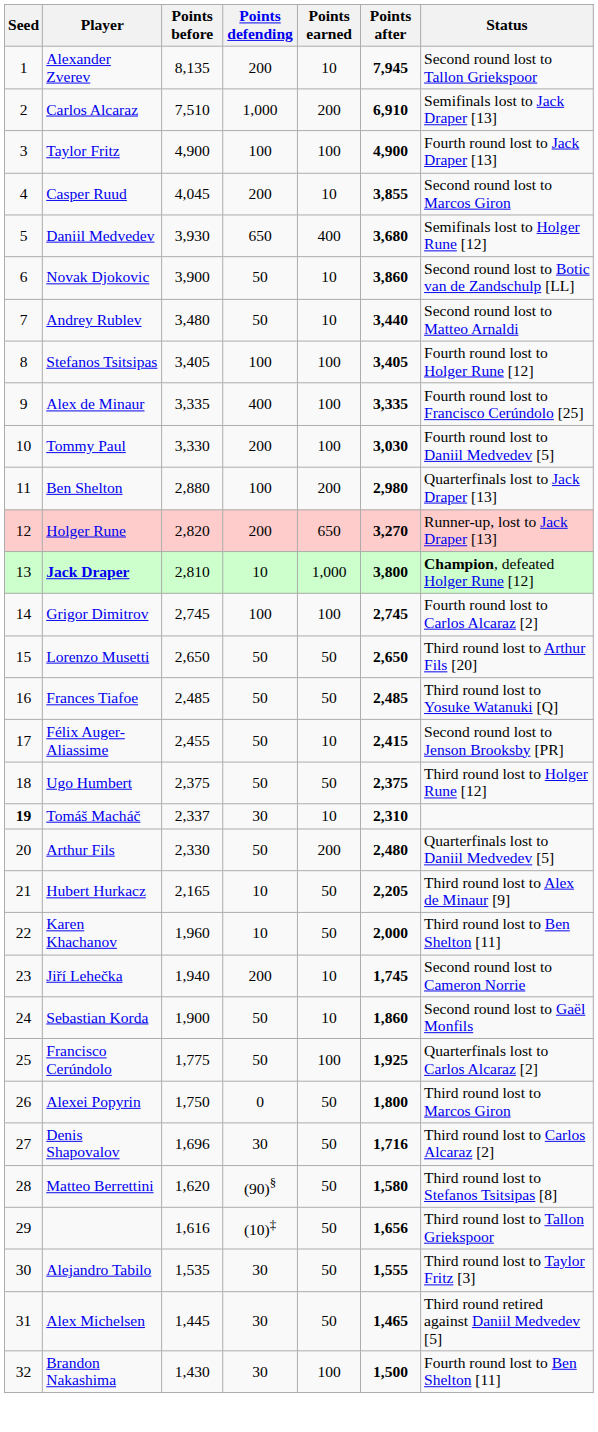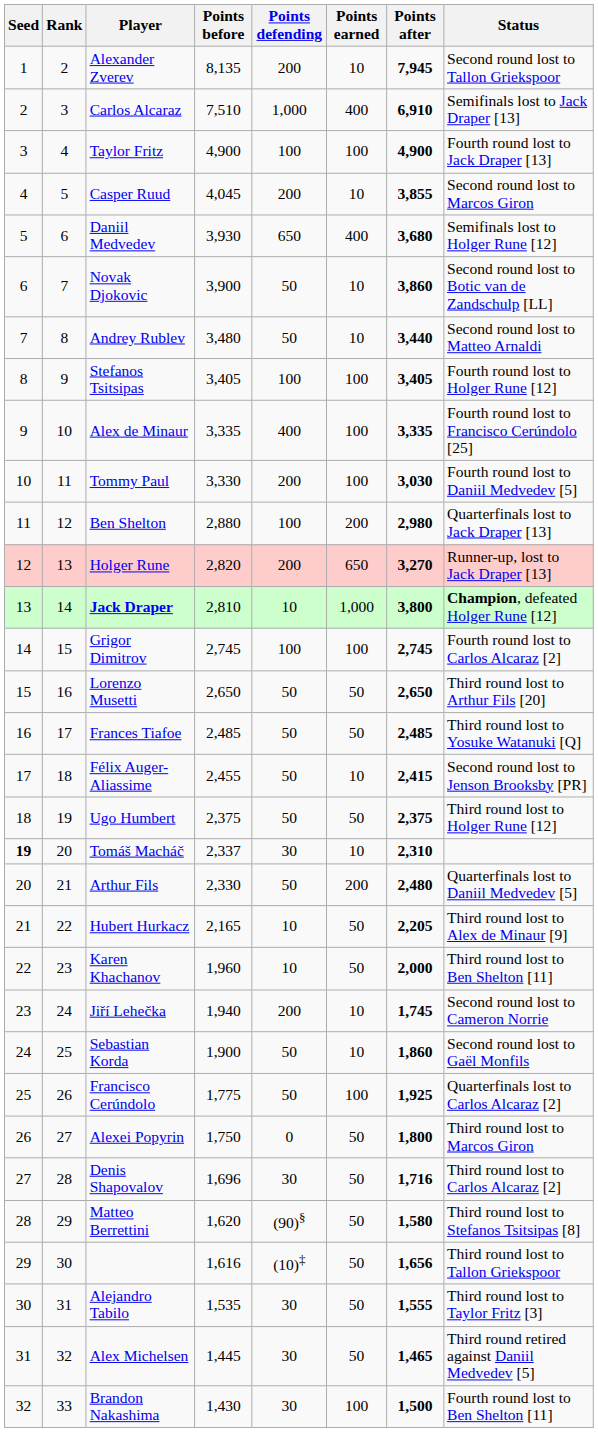+ column: (64, 25)
(329, 109) 200 -> (357, 109) 400
